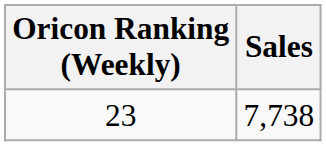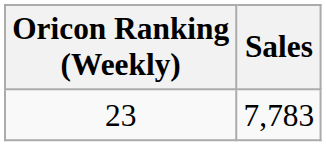(279, 114) 7,738 -> (279, 114) 7,783
